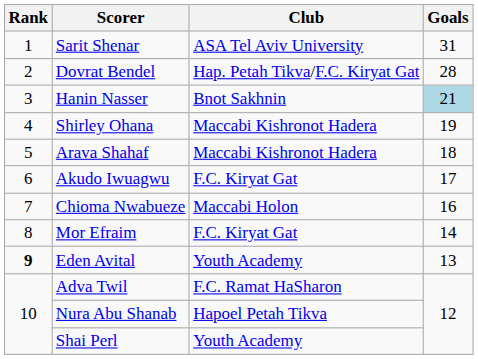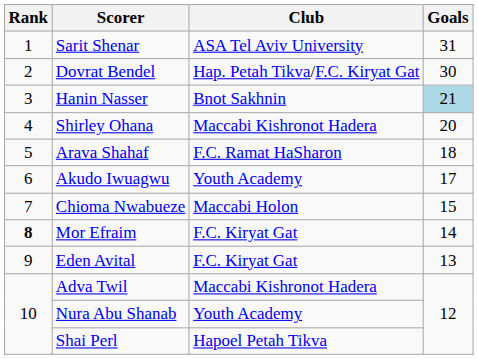(448, 71) 28 -> (448, 71) 30
(448, 125) 19 -> (448, 125) 20
(285, 152) Maccabi Kishronot Hadera -> (267, 152) F.C. Ramat HaSharon
(245, 179) F.C. Kiryat Gat -> (248, 179) Youth Academy
(448, 206) 16 -> (448, 206) 15
(28, 233) normal -> (28, 233) bold
(28, 260) bold -> (28, 260) normal
(248, 260) Youth Academy -> (245, 260) F.C. Kiryat Gat
(267, 286) F.C. Ramat HaSharon -> (285, 286) Maccabi Kishronot Hadera
(260, 313) Hapoel Petah Tikva -> (248, 313) Youth Academy
(248, 340) Youth Academy -> (260, 340) Hapoel Petah Tikva
